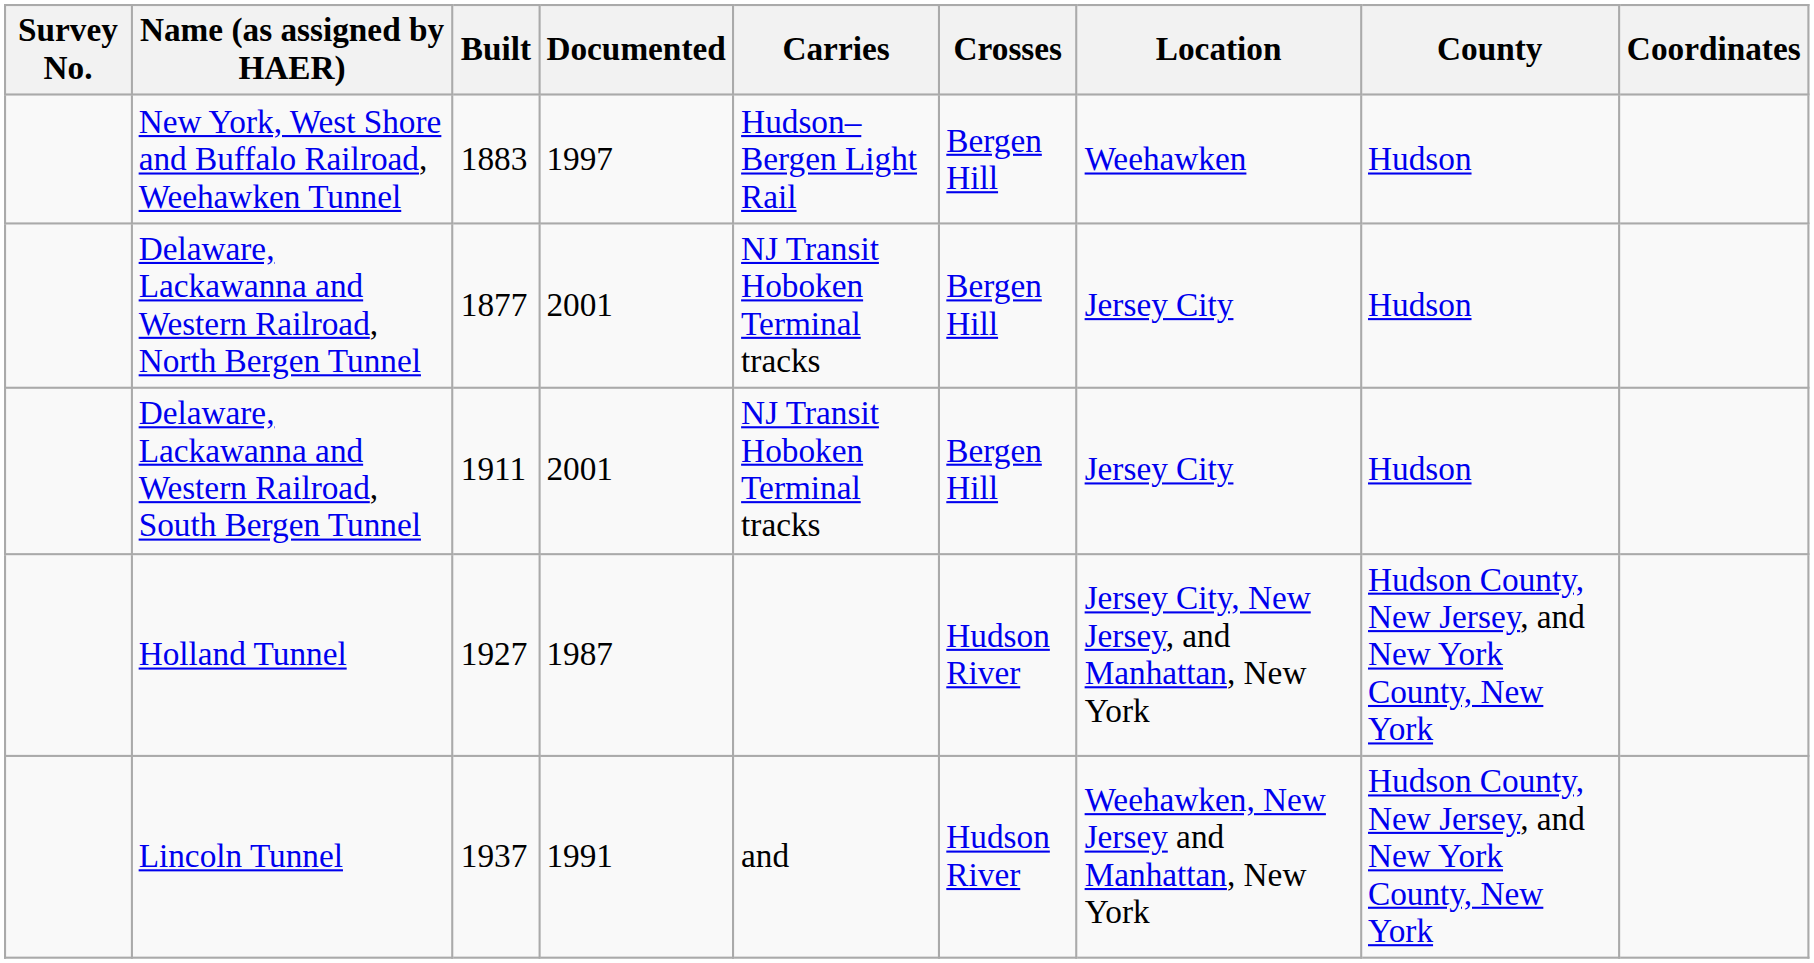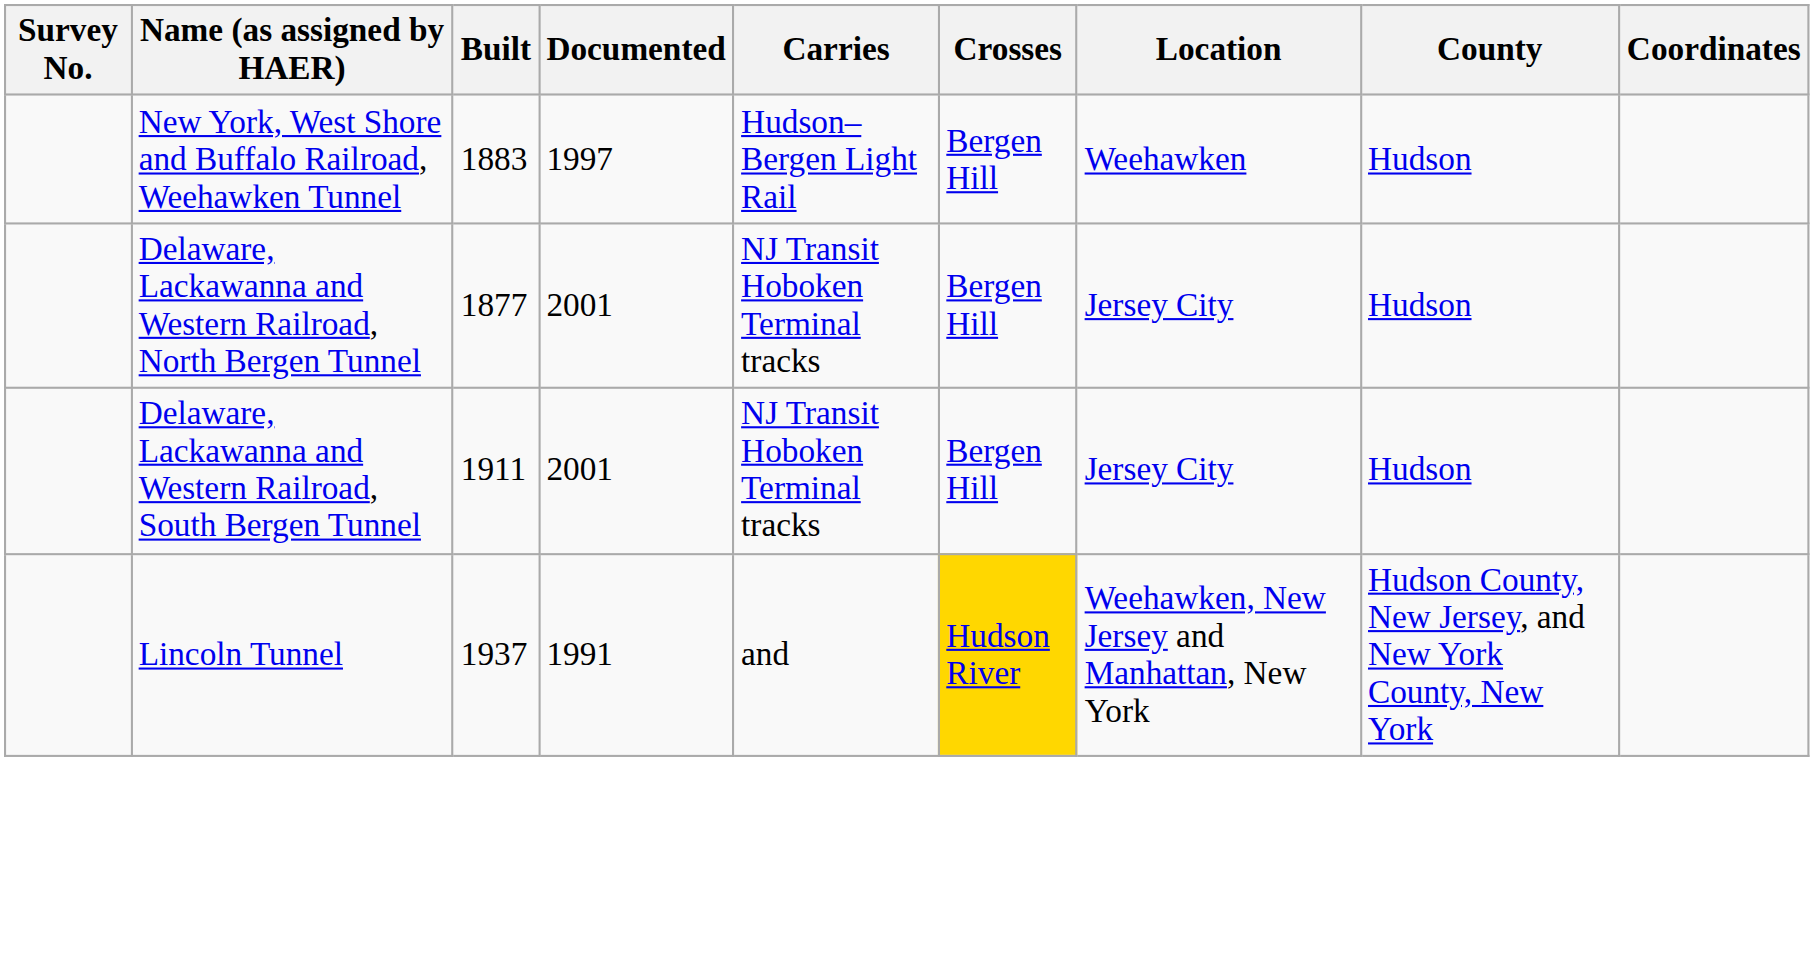- row: (243, 653)
(998, 856) no background -> (998, 653) gold background
